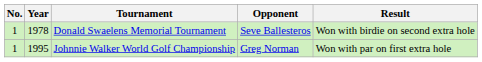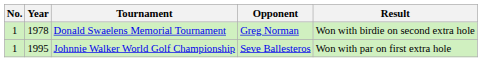(275, 31) Seve Ballesteros -> (270, 31) Greg Norman
(270, 48) Greg Norman -> (275, 48) Seve Ballesteros
